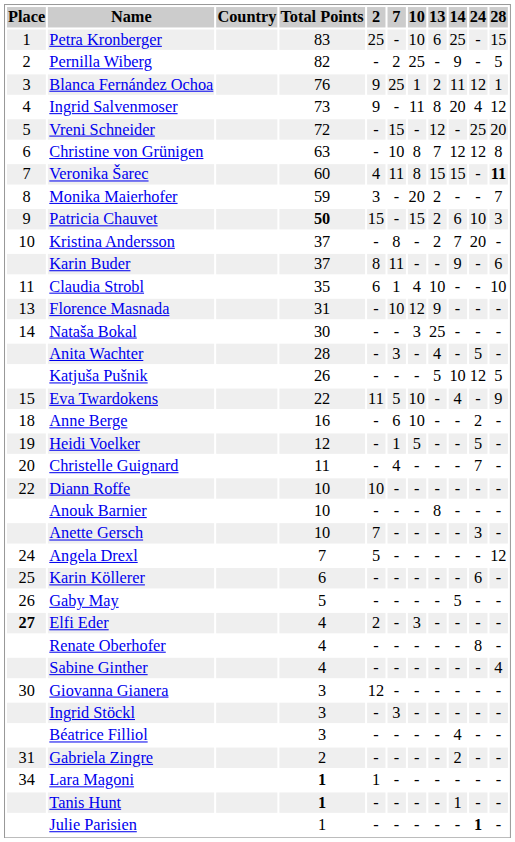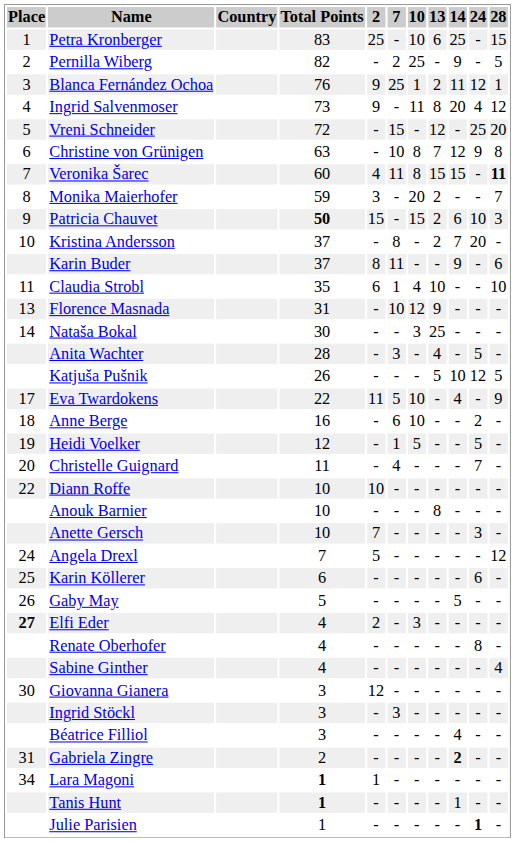(478, 151) 12 -> (478, 151) 9
(27, 398) 15 -> (27, 398) 17
(458, 757) normal -> (458, 757) bold
